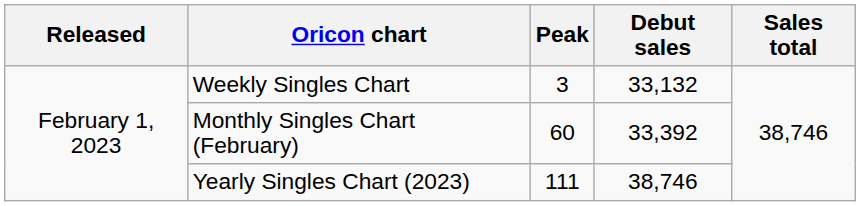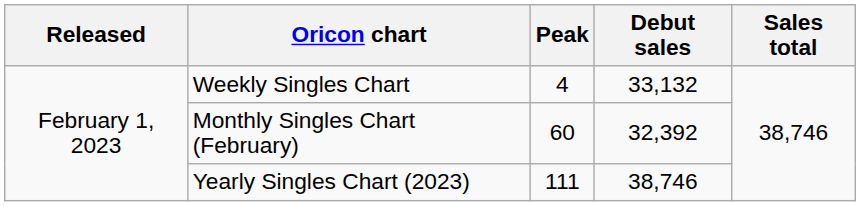(562, 84) 3 -> (562, 84) 4
(663, 132) 33,392 -> (663, 132) 32,392
